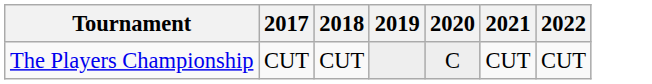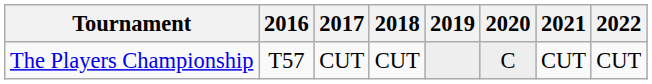+ column: (286, 23)
